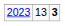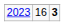(41, 12) 13 -> (41, 12) 16
